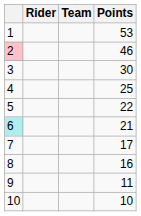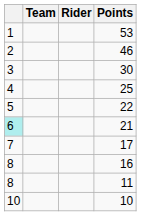columns swapped: (41, 13) <-> (76, 13)
(10, 51) pink background -> (10, 51) no background
(10, 182) 9 -> (10, 182) 8
